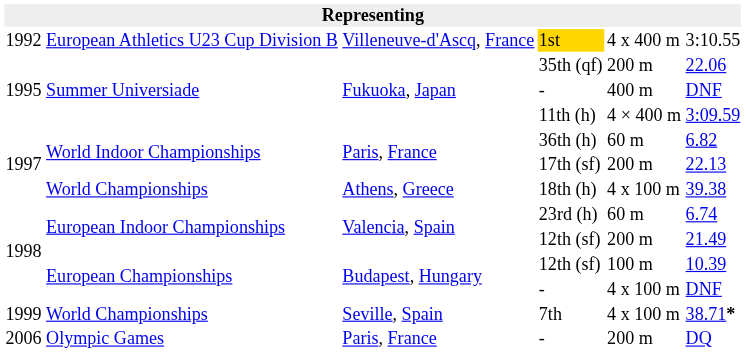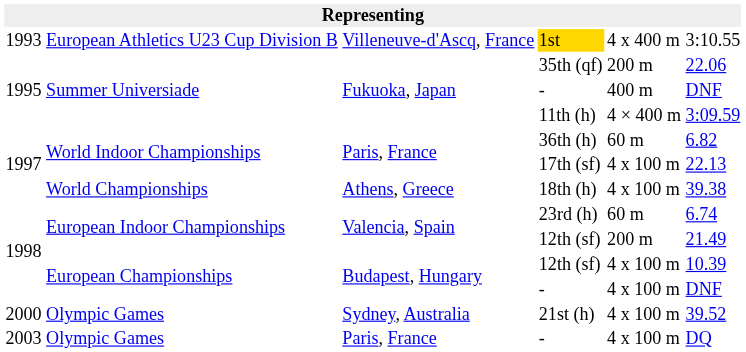(23, 40) 1992 -> (23, 40) 1993
(630, 164) 200 m -> (644, 164) 4 x 100 m
(630, 264) 100 m -> (644, 264) 4 x 100 m
- row: (393, 313)
+ row: (406, 313)
(23, 338) 2006 -> (23, 338) 2003
(630, 338) 200 m -> (644, 338) 4 x 100 m
